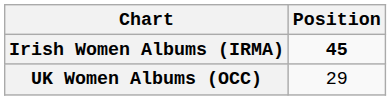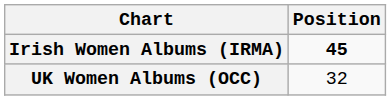(337, 79) 29 -> (337, 79) 32
